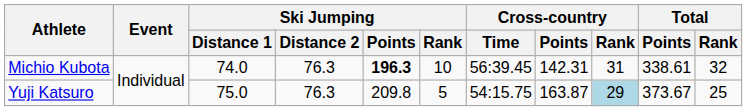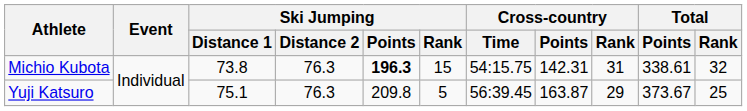(232, 68) 74.0 -> (232, 68) 73.8
(443, 68) 10 -> (443, 68) 15
(501, 68) 56:39.45 -> (501, 68) 54:15.75
(232, 93) 75.0 -> (232, 93) 75.1
(501, 93) 54:15.75 -> (501, 93) 56:39.45
(615, 93) lightblue background -> (615, 93) no background
